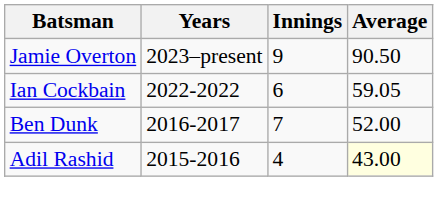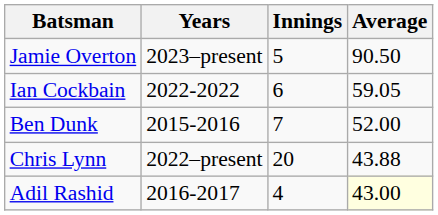(278, 55) 9 -> (278, 55) 5
(193, 124) 2016-2017 -> (193, 124) 2015-2016
+ row: (58, 158)
(193, 158) 2015-2016 -> (193, 192) 2016-2017
